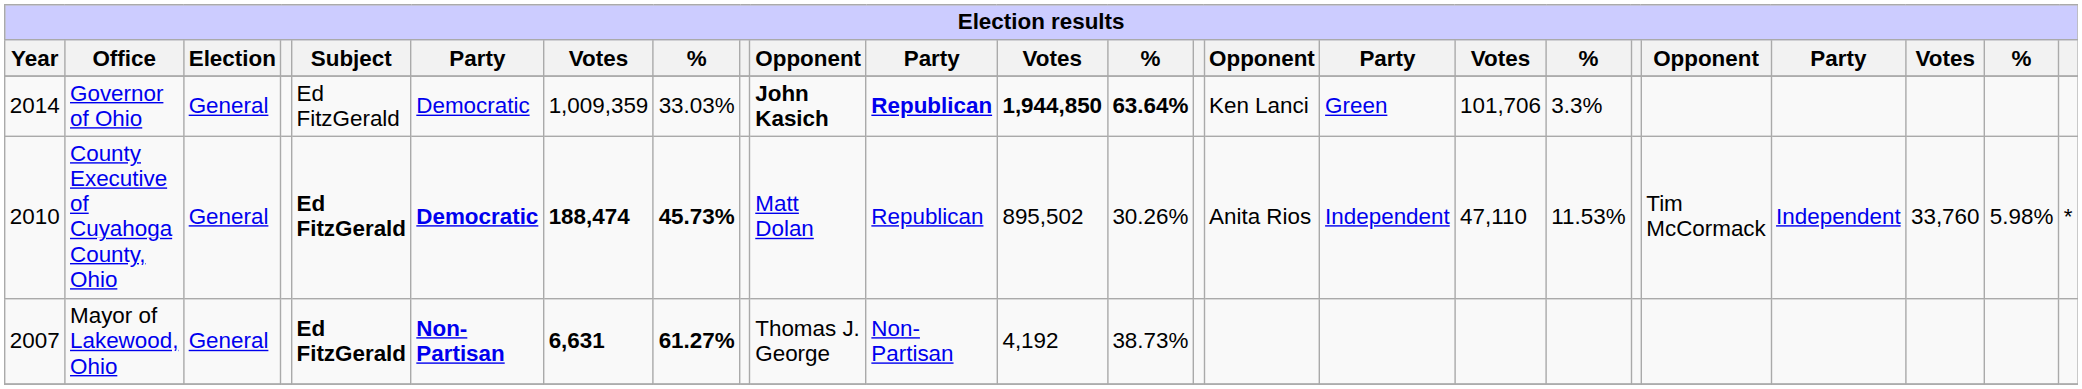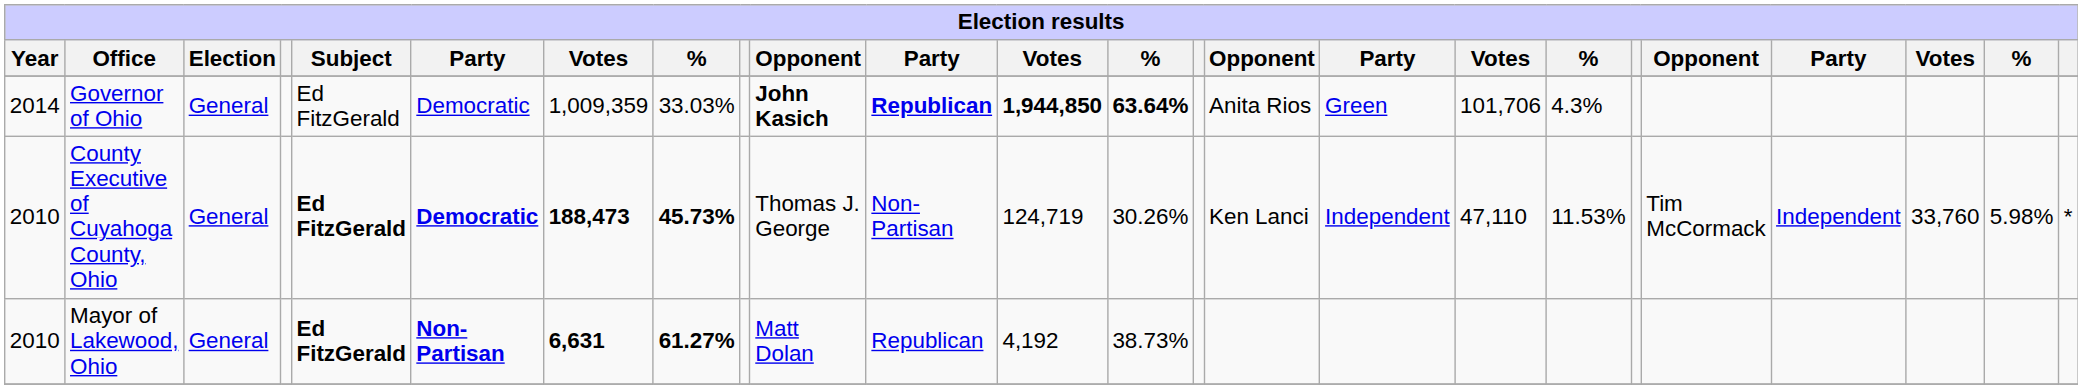(1259, 105) Ken Lanci -> (1260, 105) Anita Rios
(1577, 105) 3.3% -> (1577, 105) 4.3%
(589, 217) 188,474 -> (589, 217) 188,473
(785, 217) Matt Dolan -> (808, 217) Thomas J. George
(927, 217) Republican -> (912, 217) Non-Partisan
(1043, 217) 895,502 -> (1043, 217) 124,719
(1260, 217) Anita Rios -> (1259, 217) Ken Lanci
(35, 340) 2007 -> (35, 340) 2010
(808, 340) Thomas J. George -> (785, 340) Matt Dolan
(912, 340) Non-Partisan -> (927, 340) Republican
